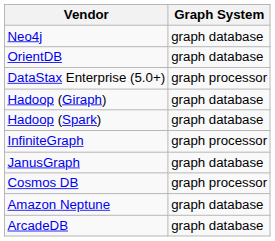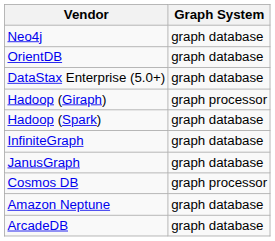(219, 78) graph processor -> (217, 78) graph database
(217, 99) graph database -> (219, 99) graph processor
(219, 141) graph processor -> (217, 141) graph database
